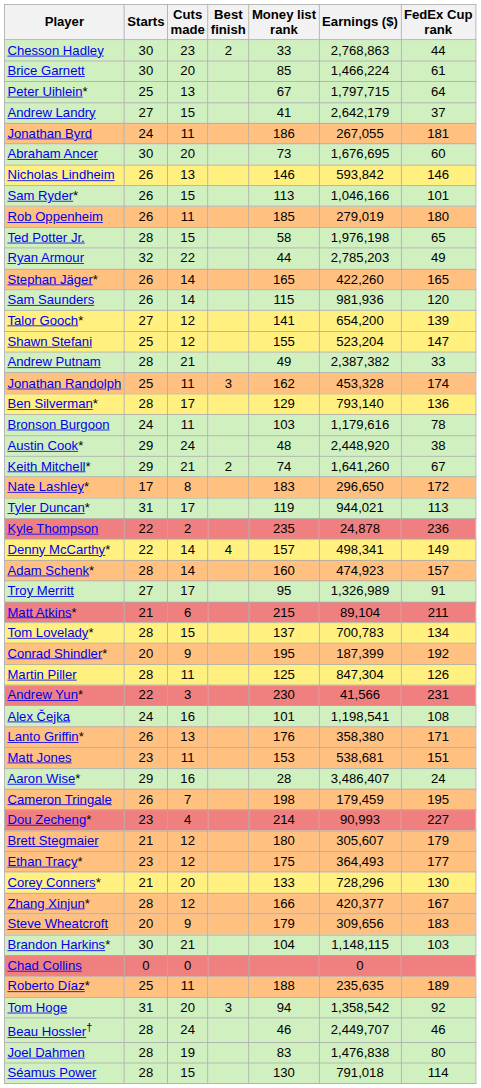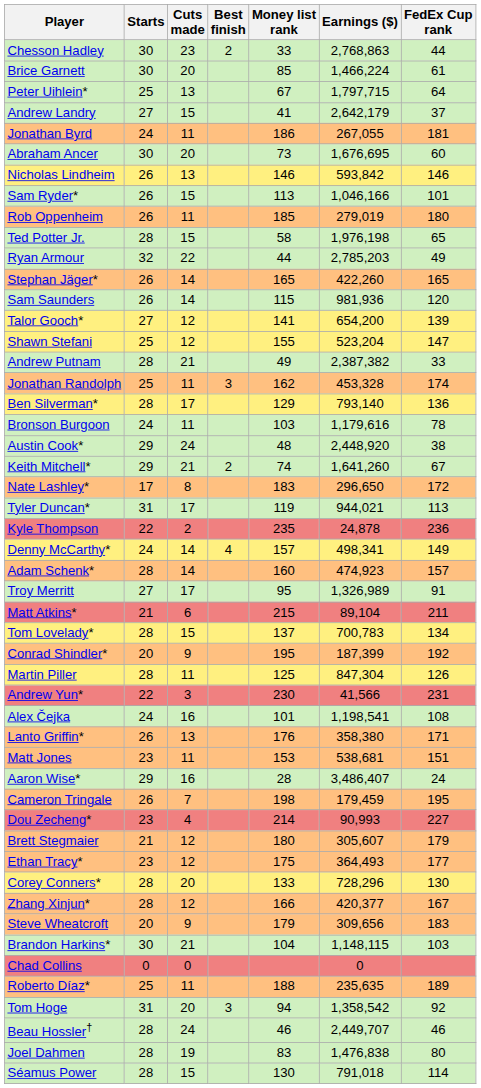(146, 549) 22 -> (146, 549) 24
(146, 882) 21 -> (146, 882) 28
